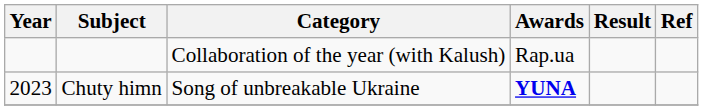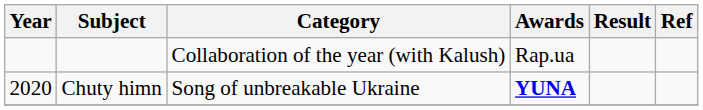(31, 88) 2023 -> (31, 88) 2020
